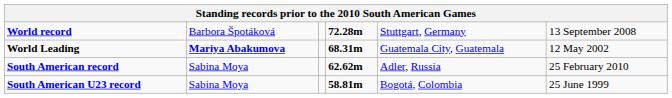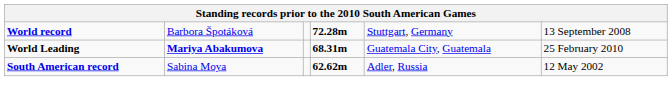(579, 48) 12 May 2002 -> (583, 48) 25 February 2010
(589, 66) 25 February 2010 -> (573, 66) 12 May 2002
- row: (74, 84)
